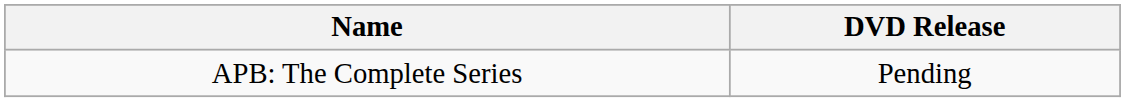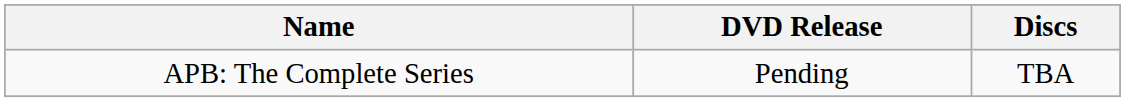+ column: (1046, 27)
